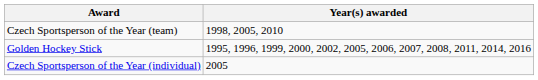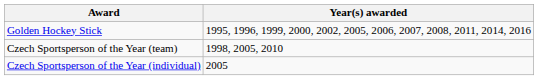rows swapped: (54, 48) <-> (92, 30)
